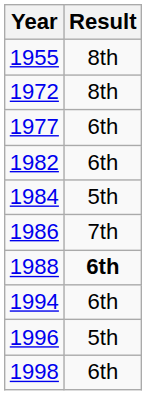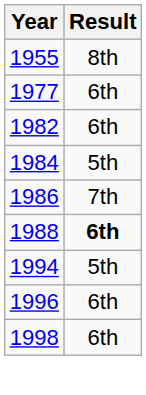- row: (34, 92)
(103, 302) 6th -> (103, 267) 5th
(103, 337) 5th -> (103, 302) 6th
